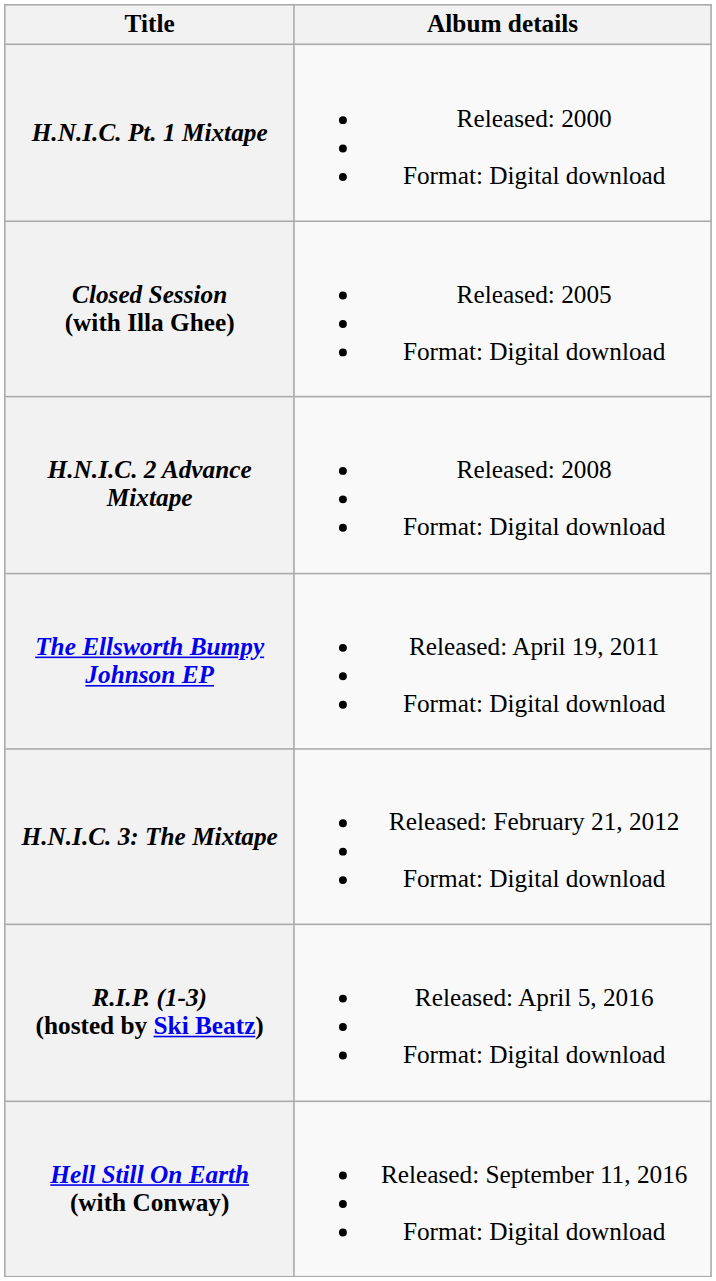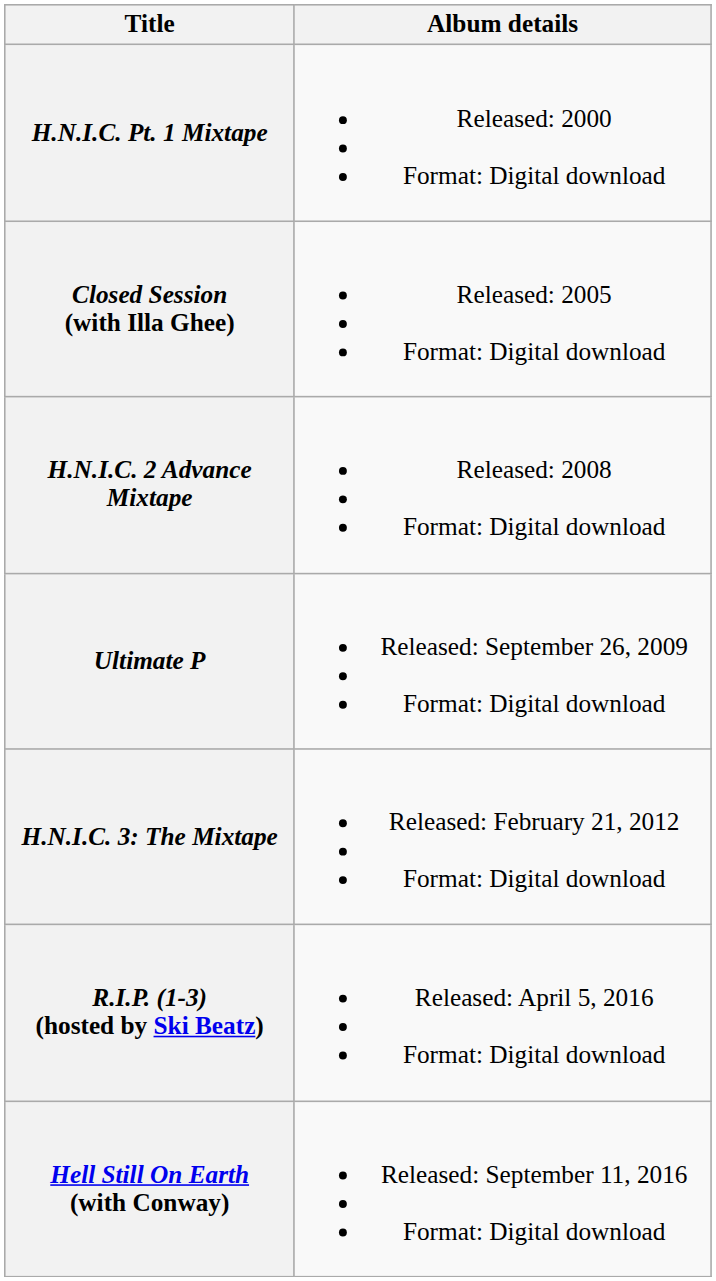+ row: (150, 660)
- row: (150, 660)
